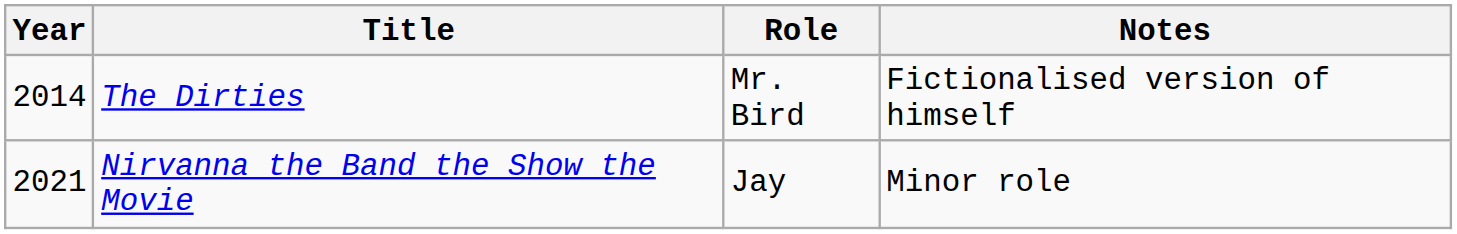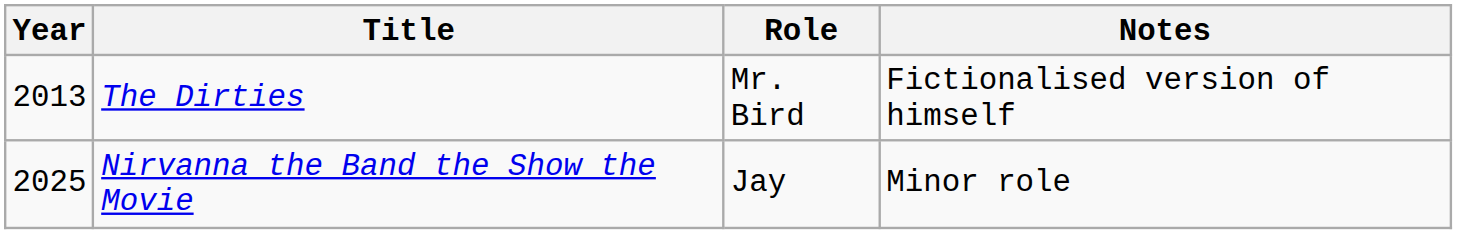(50, 98) 2014 -> (50, 98) 2013
(50, 184) 2021 -> (50, 184) 2025
